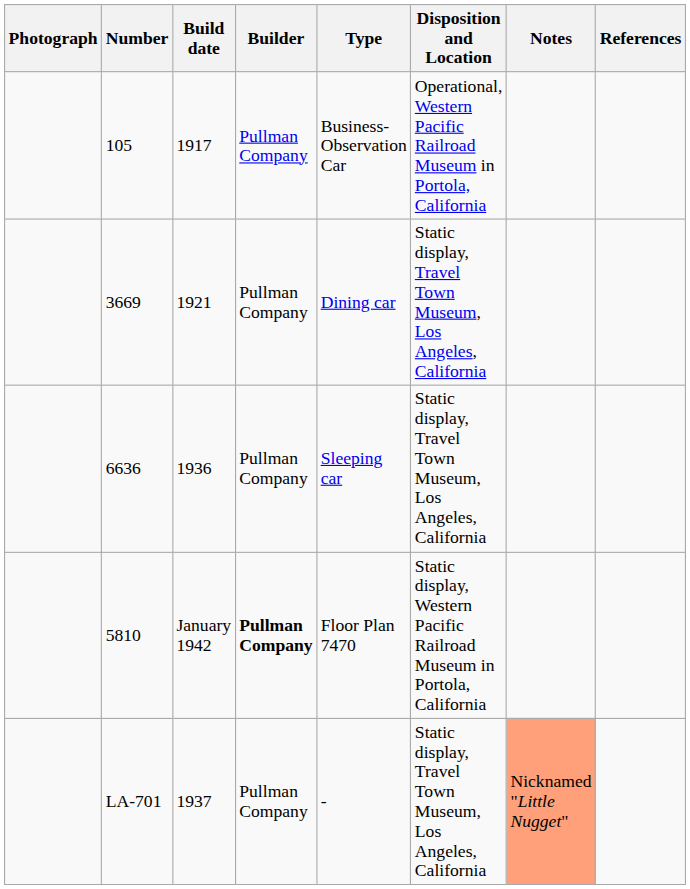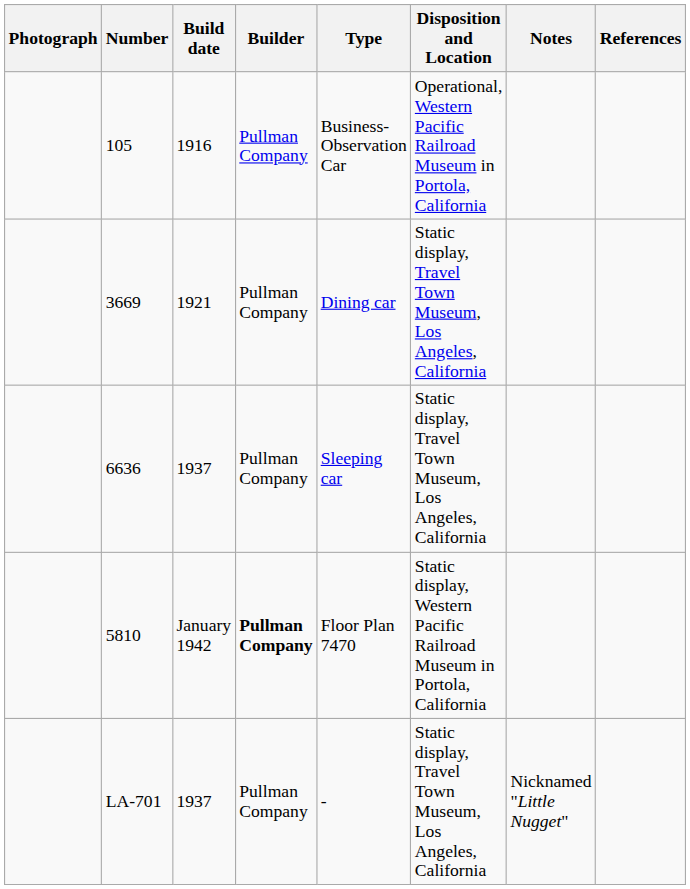(194, 145) 1917 -> (194, 145) 1916
(194, 468) 1936 -> (194, 468) 1937
(551, 801) lightsalmon background -> (551, 801) no background
